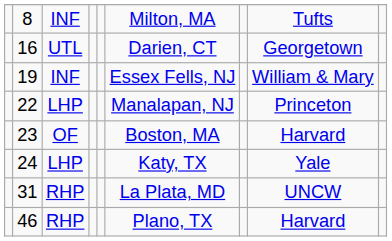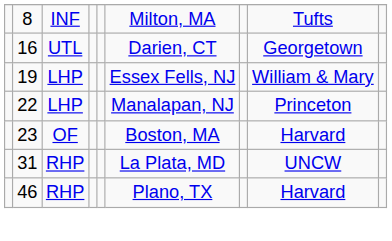(65, 76) INF -> (65, 76) LHP
- row: (27, 163)
